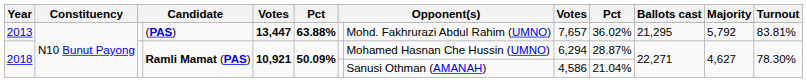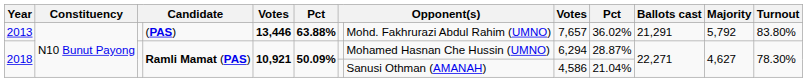(274, 32) 13,447 -> (274, 32) 13,446
(655, 32) 21,295 -> (655, 32) 21,291
(776, 32) 83.81% -> (776, 32) 83.80%
